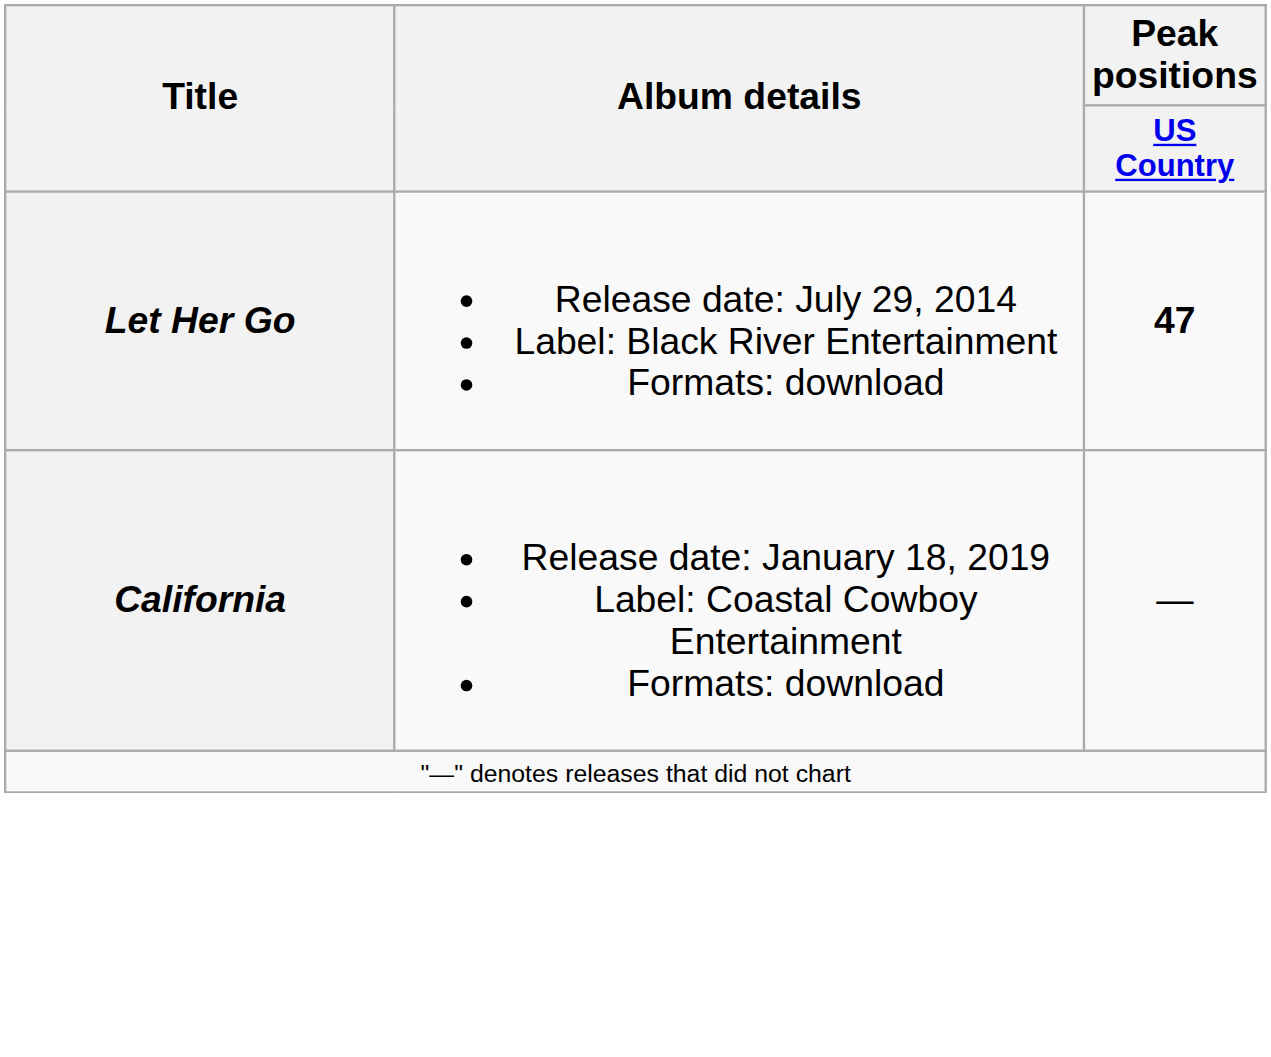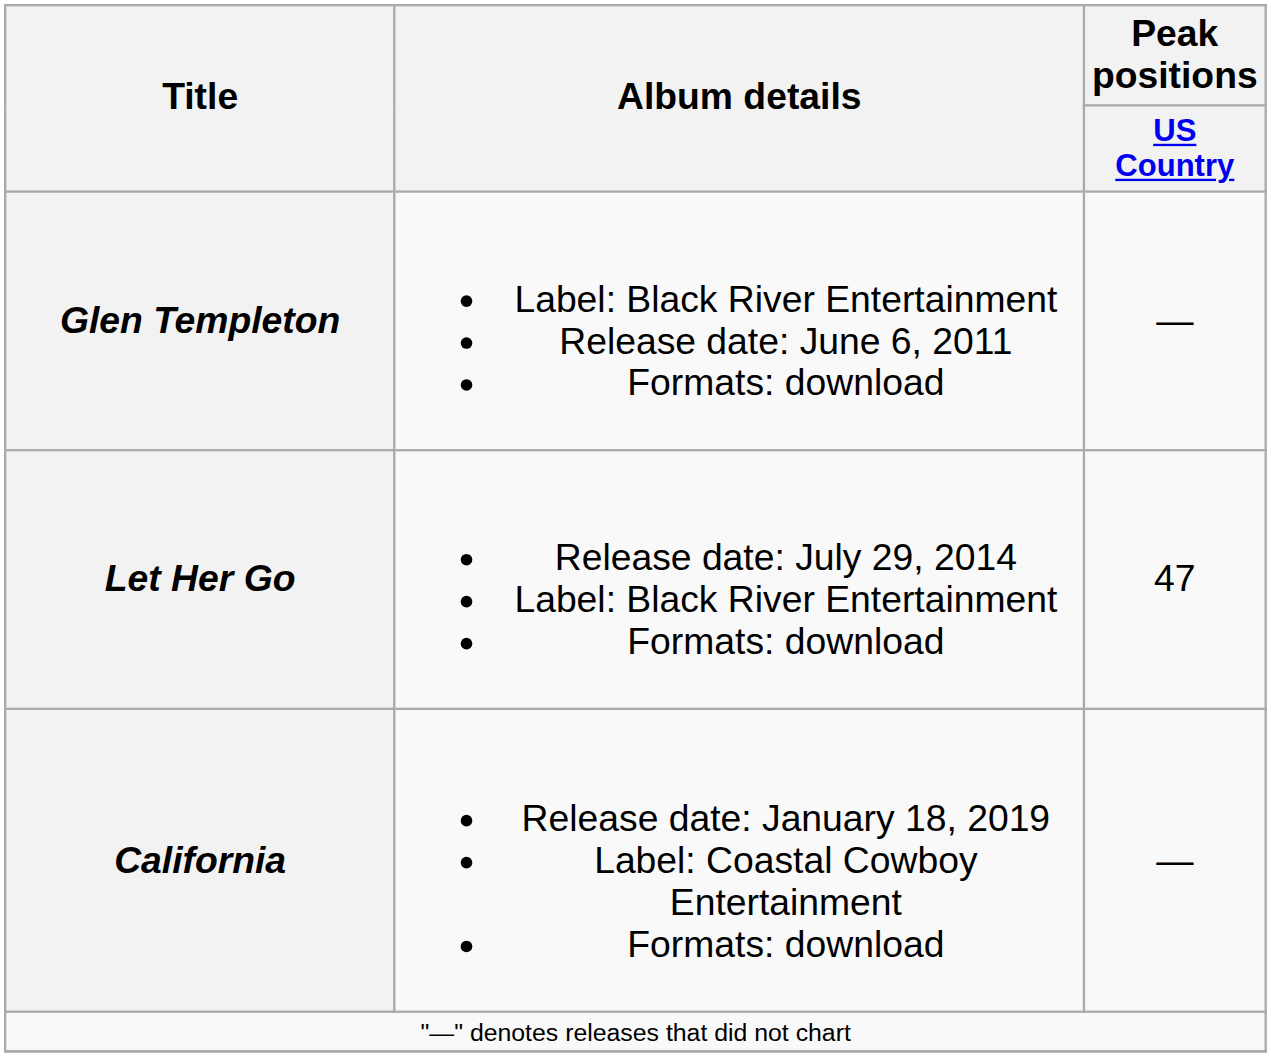+ row: (200, 319)
(1175, 319) bold -> (1175, 579) normal
